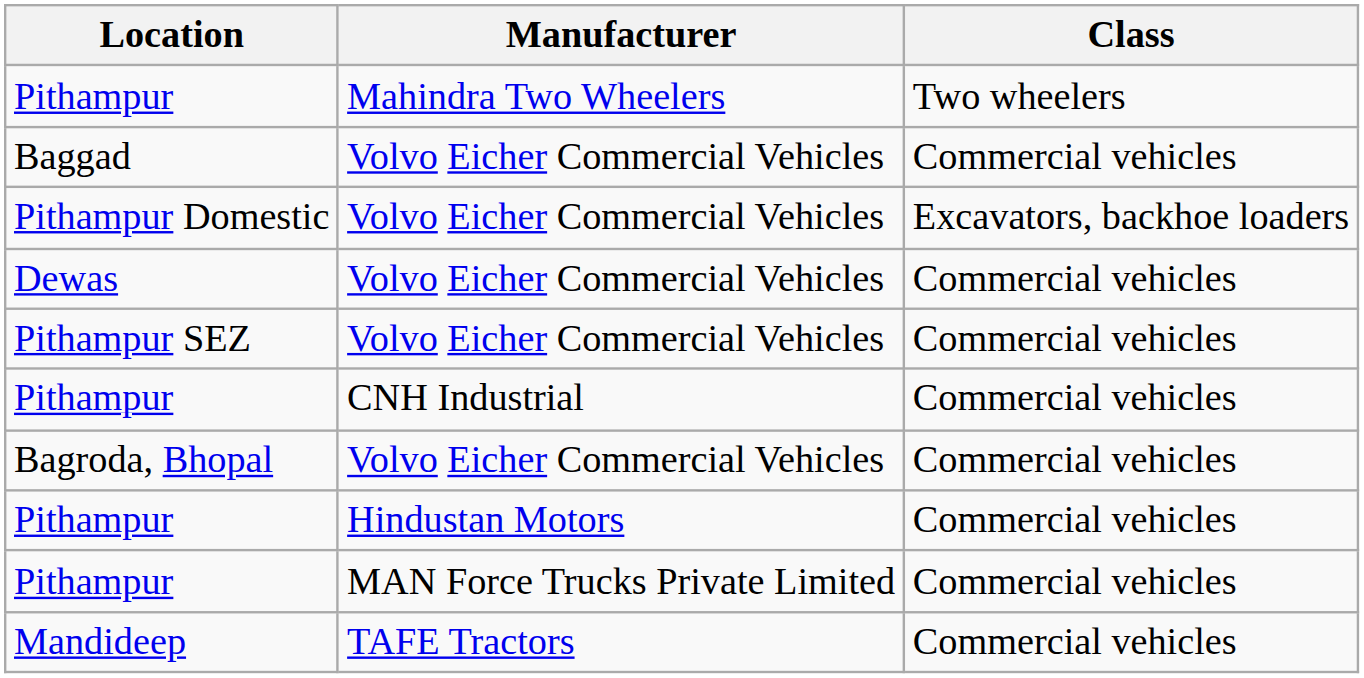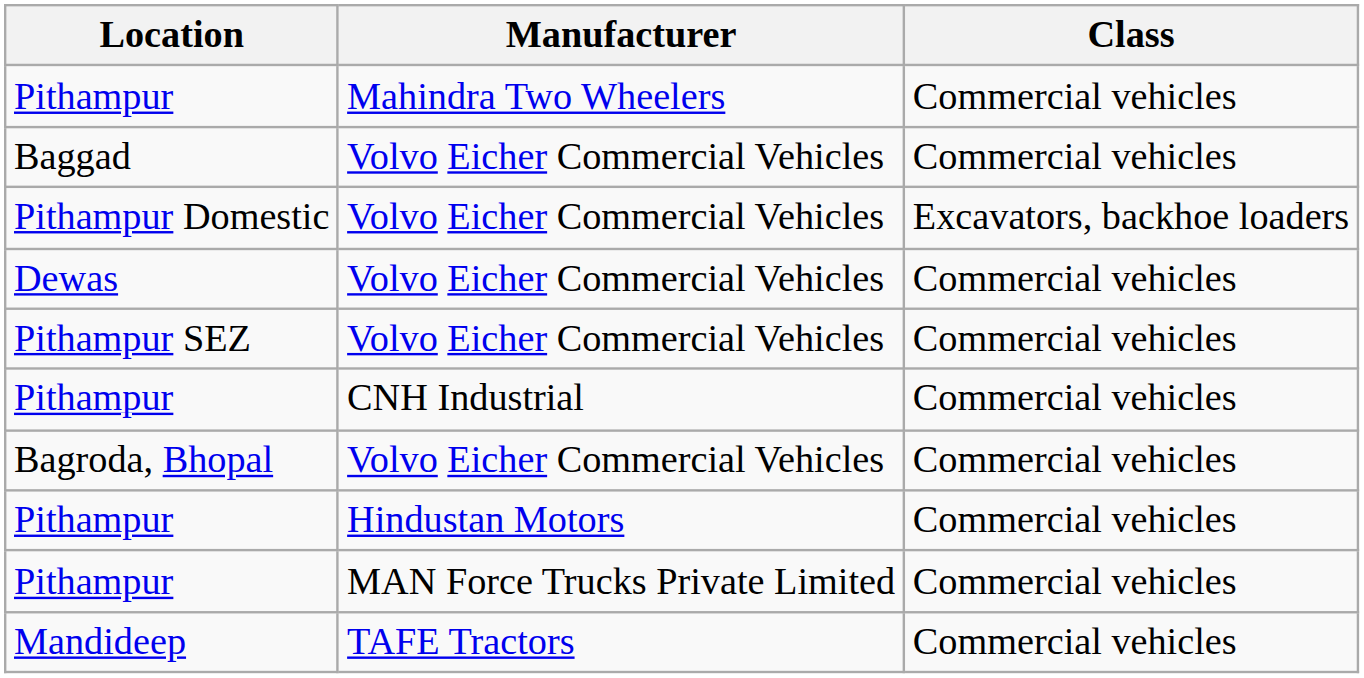(1019, 95) Two wheelers -> (1075, 95) Commercial vehicles
